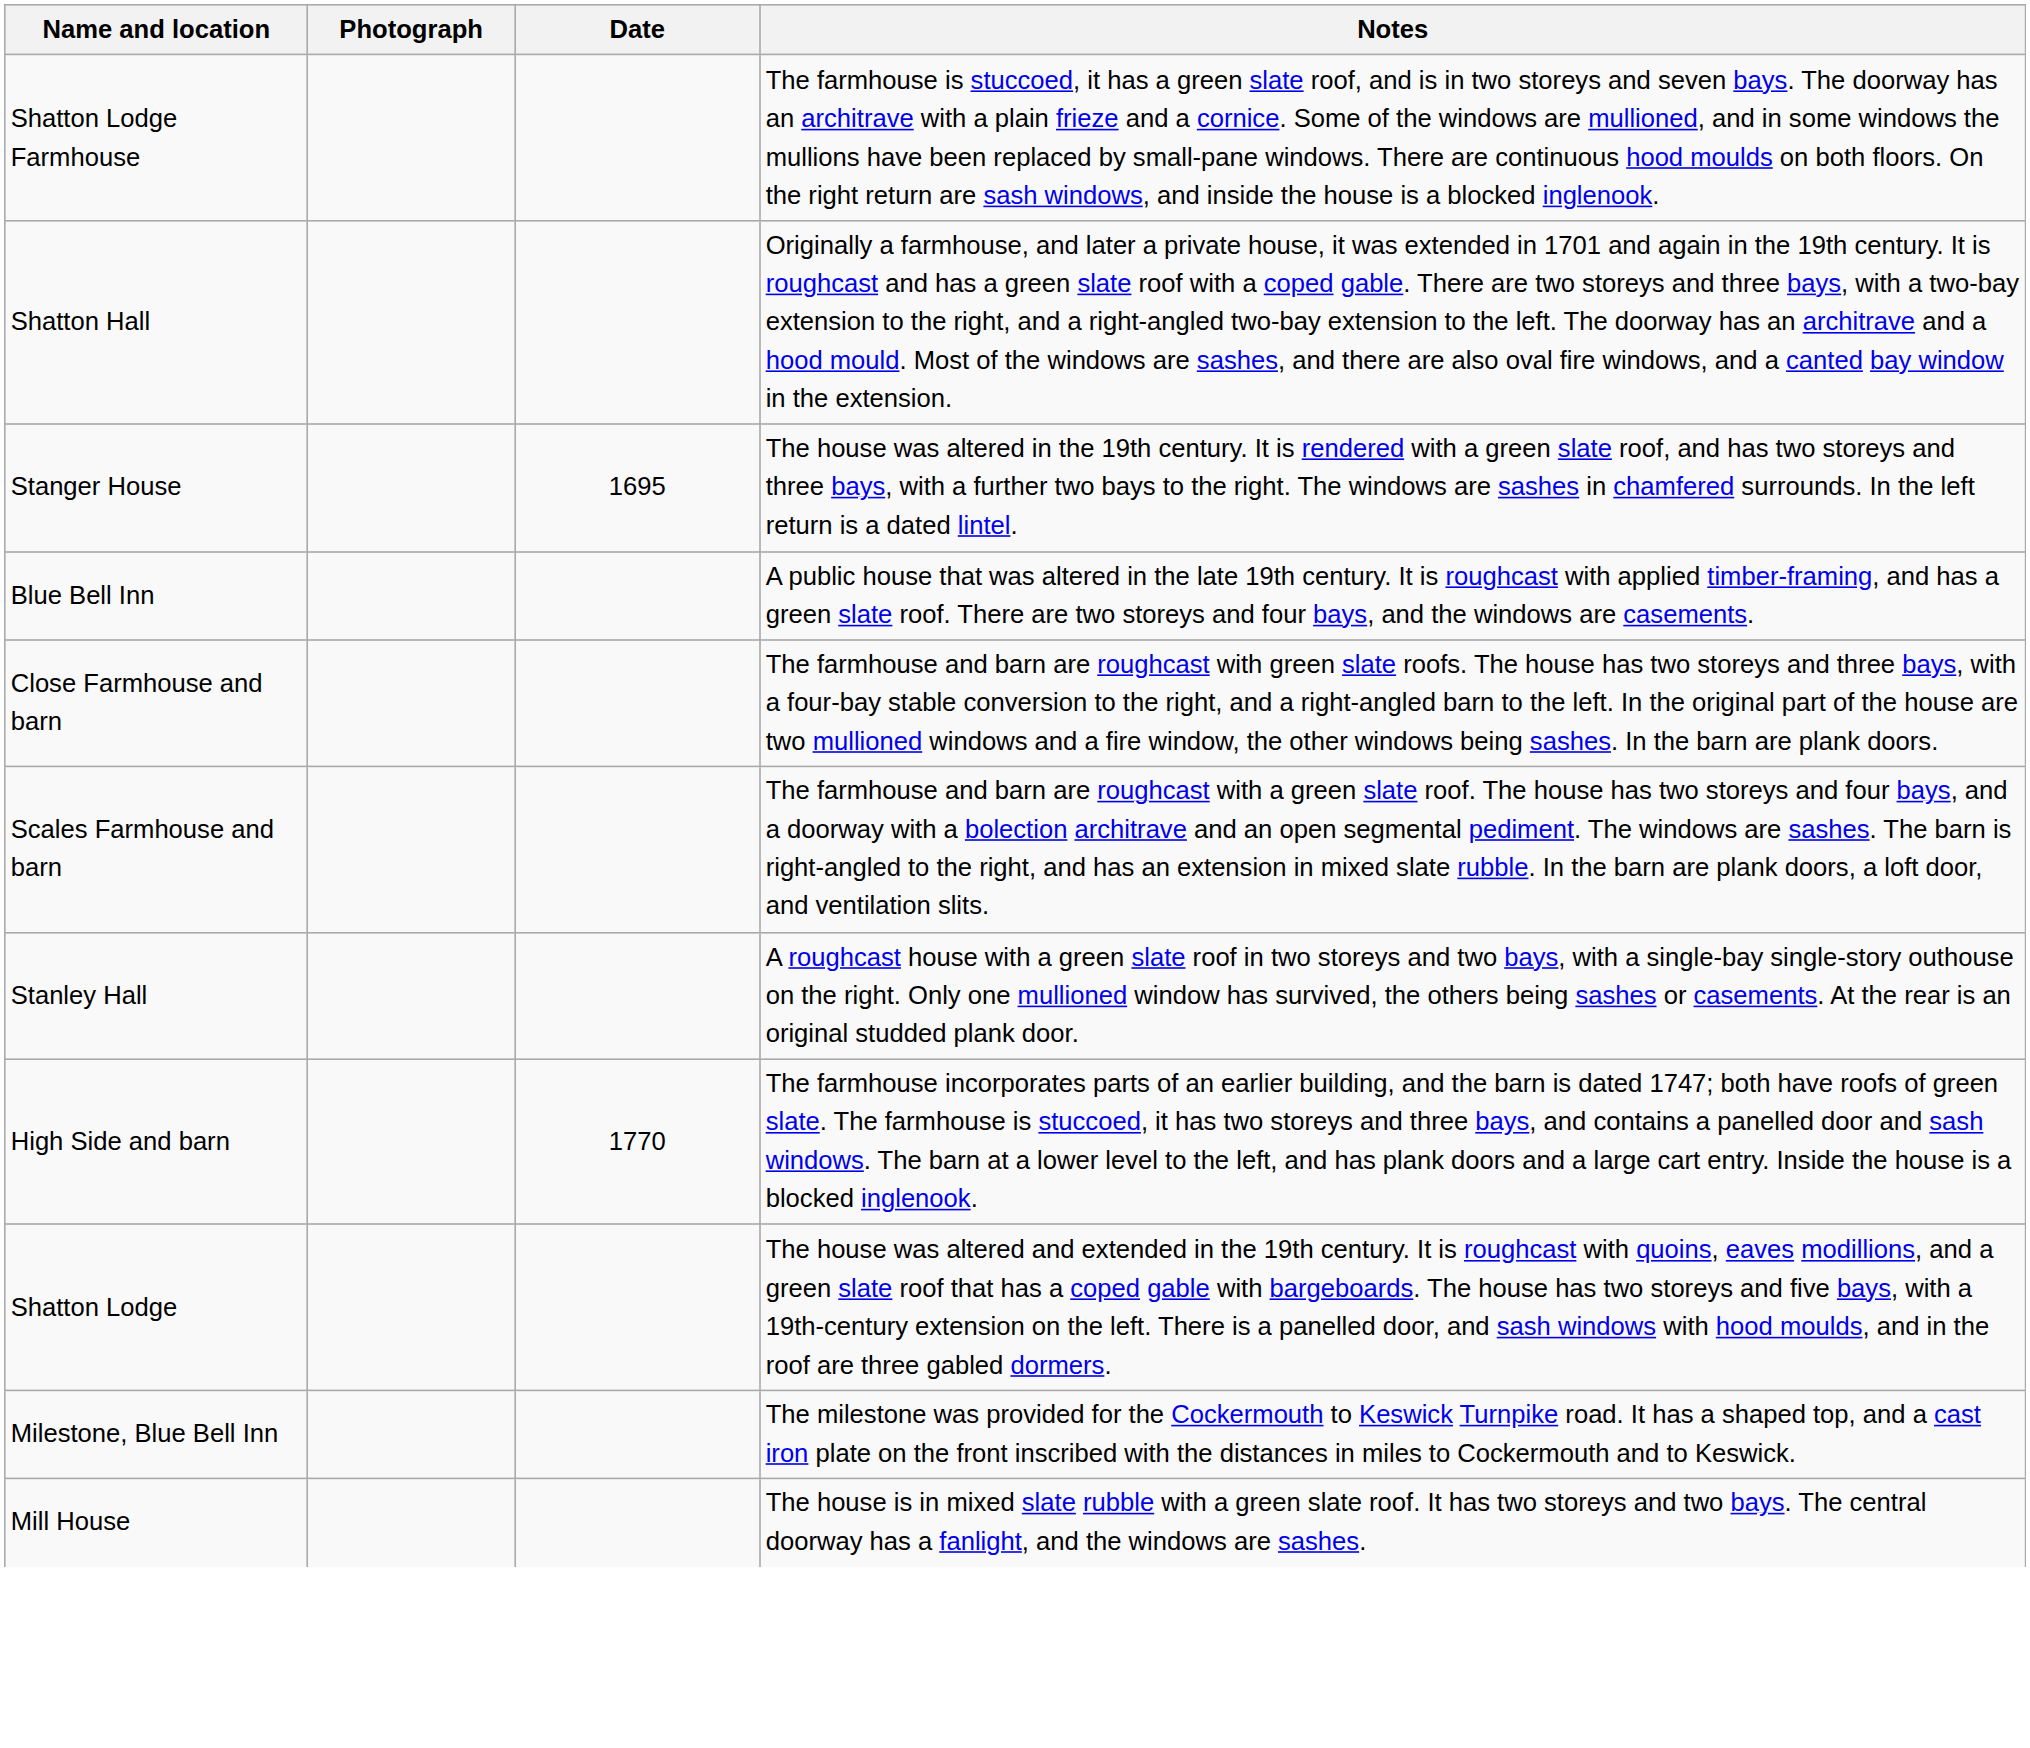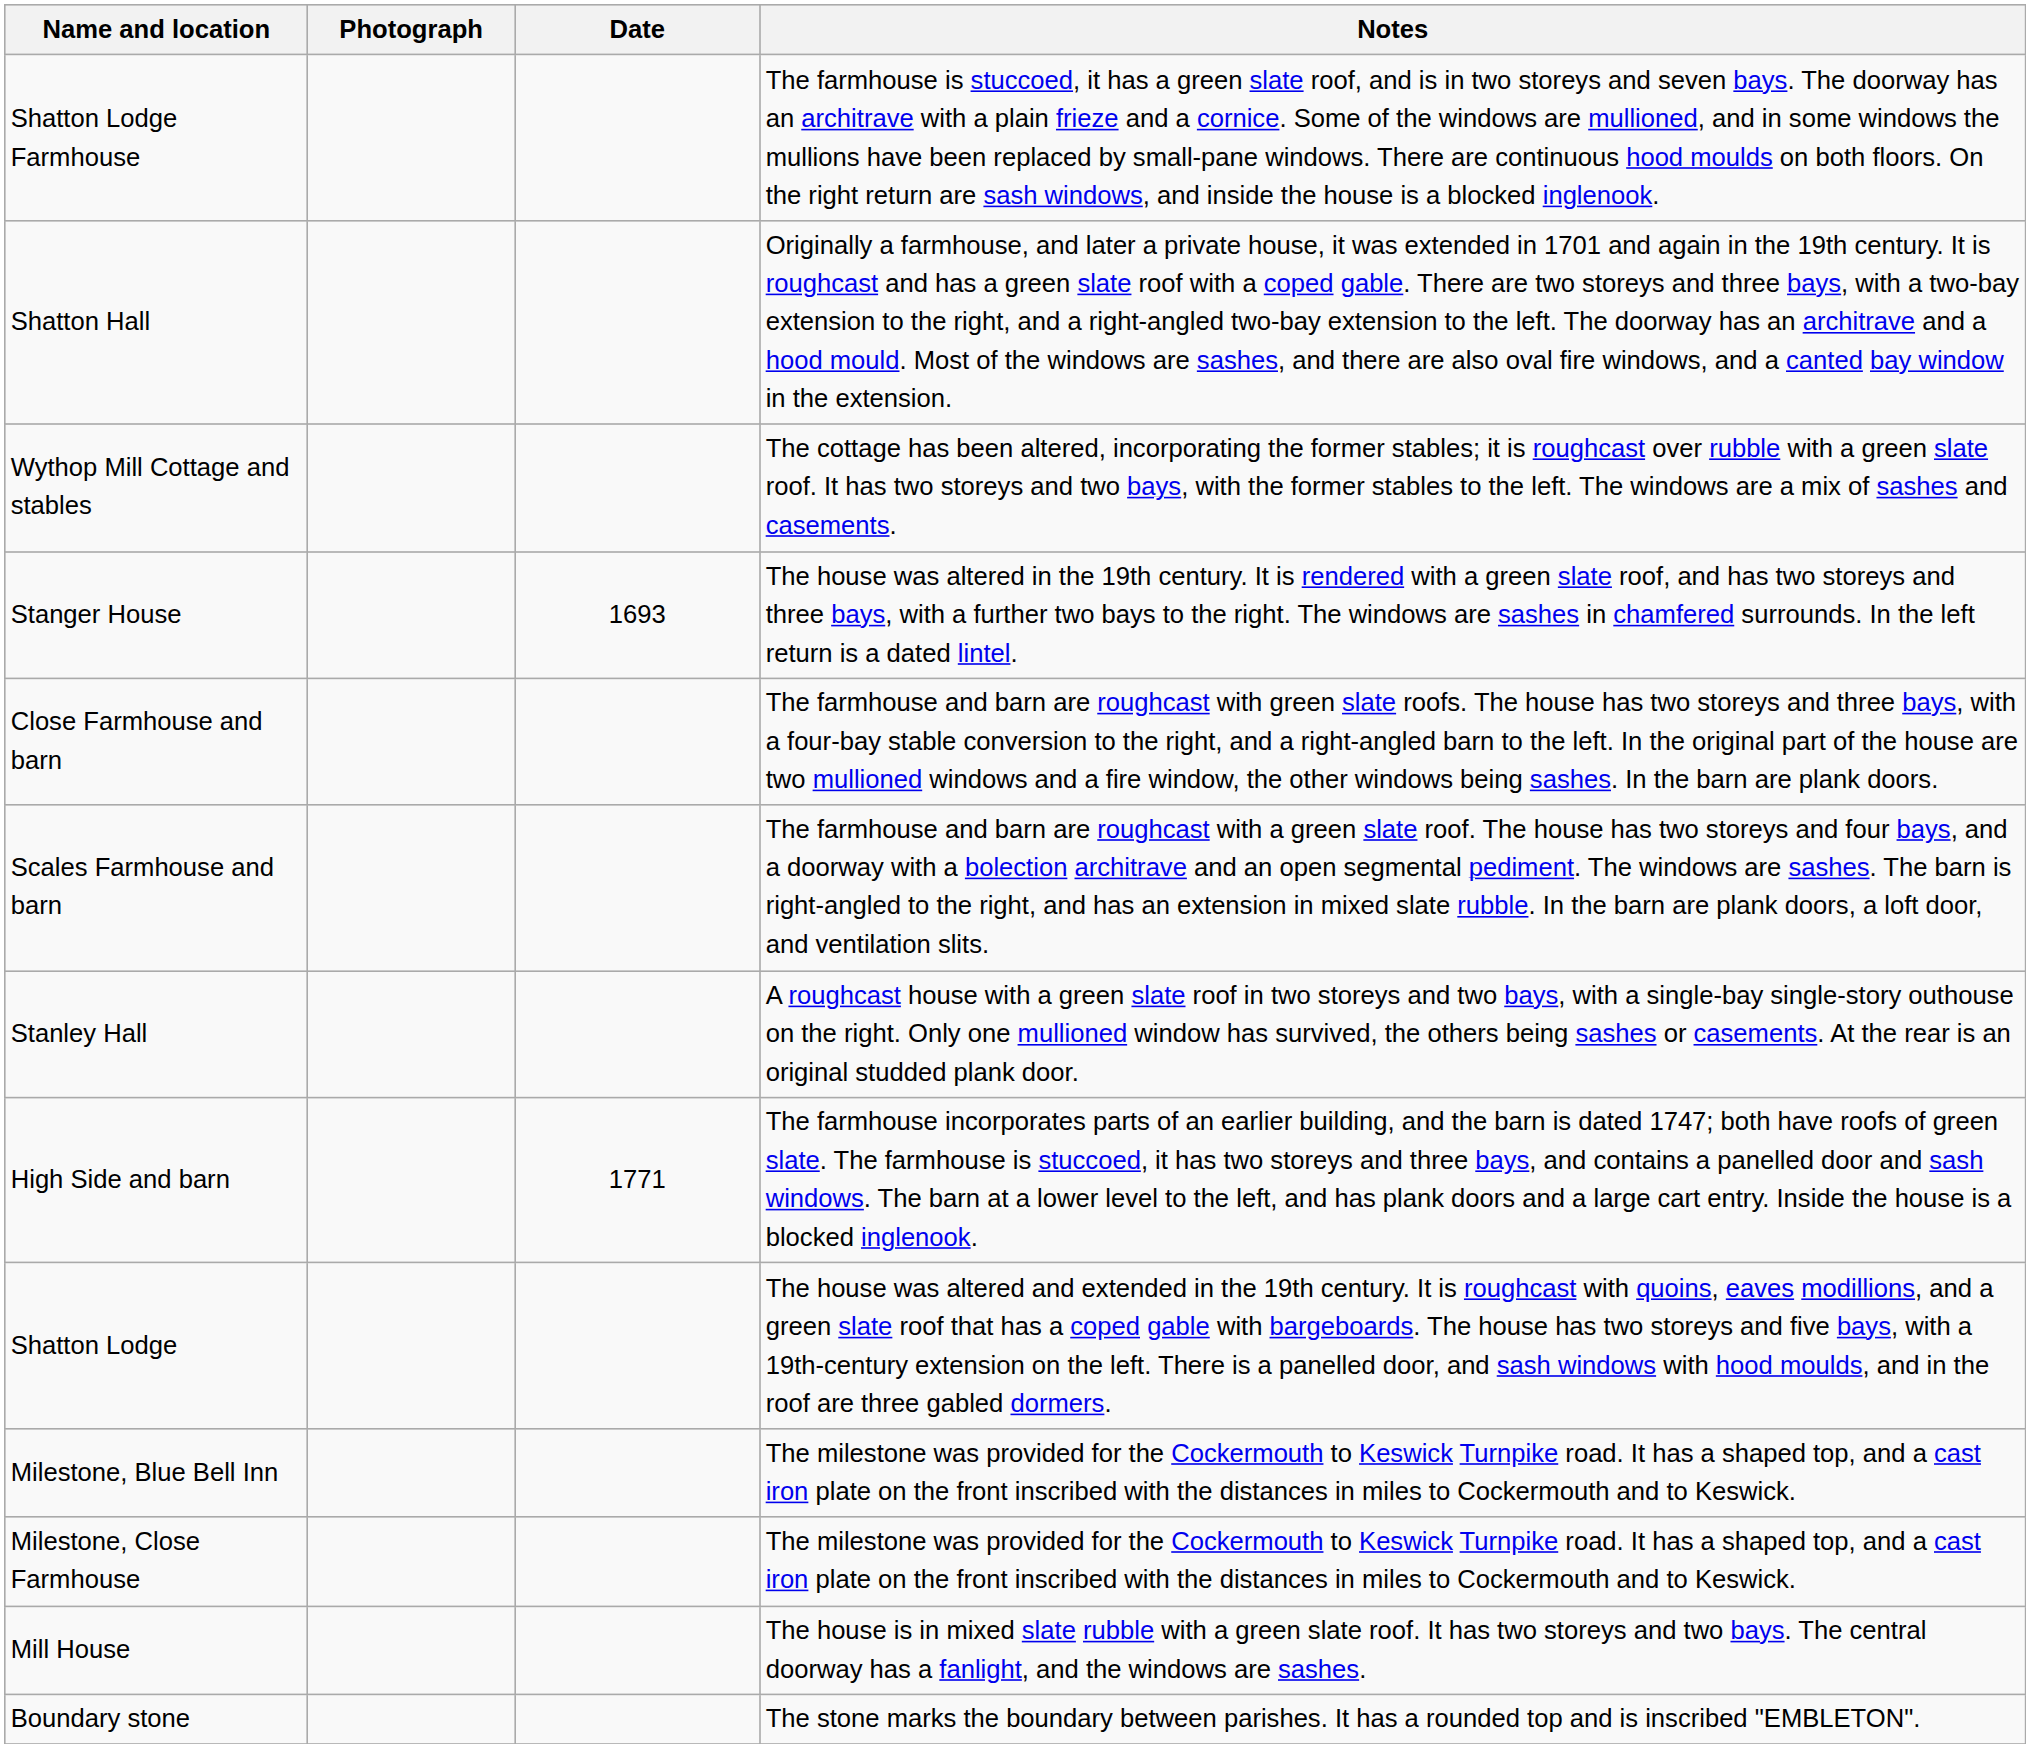+ row: (150, 487)
(637, 487) 1695 -> (637, 614) 1693
- row: (83, 595)
(637, 1141) 1770 -> (637, 1180) 1771
+ row: (105, 1561)
+ row: (100, 1718)
